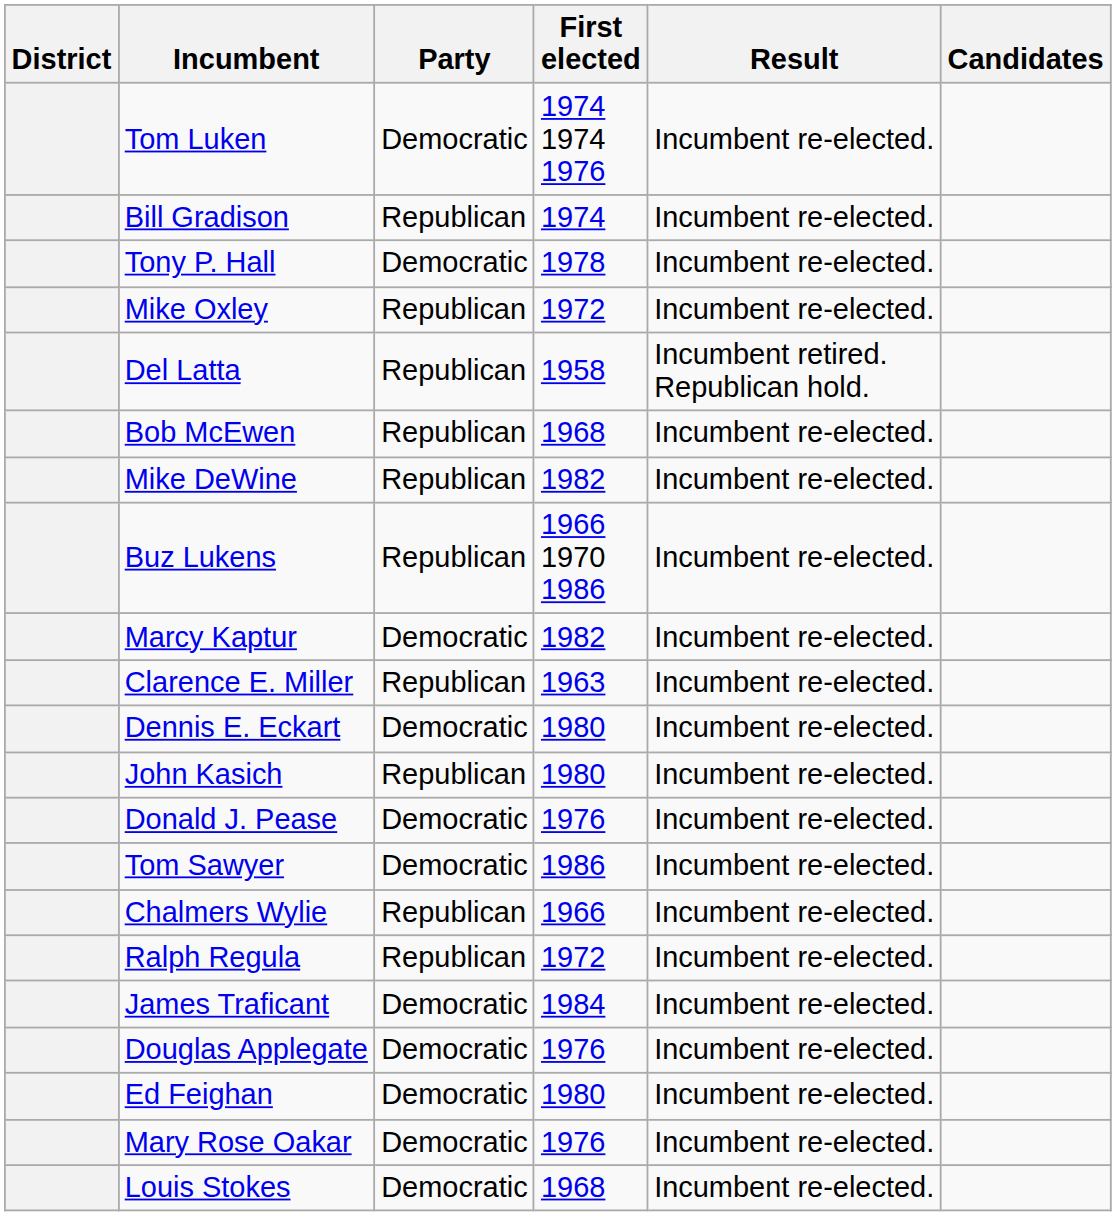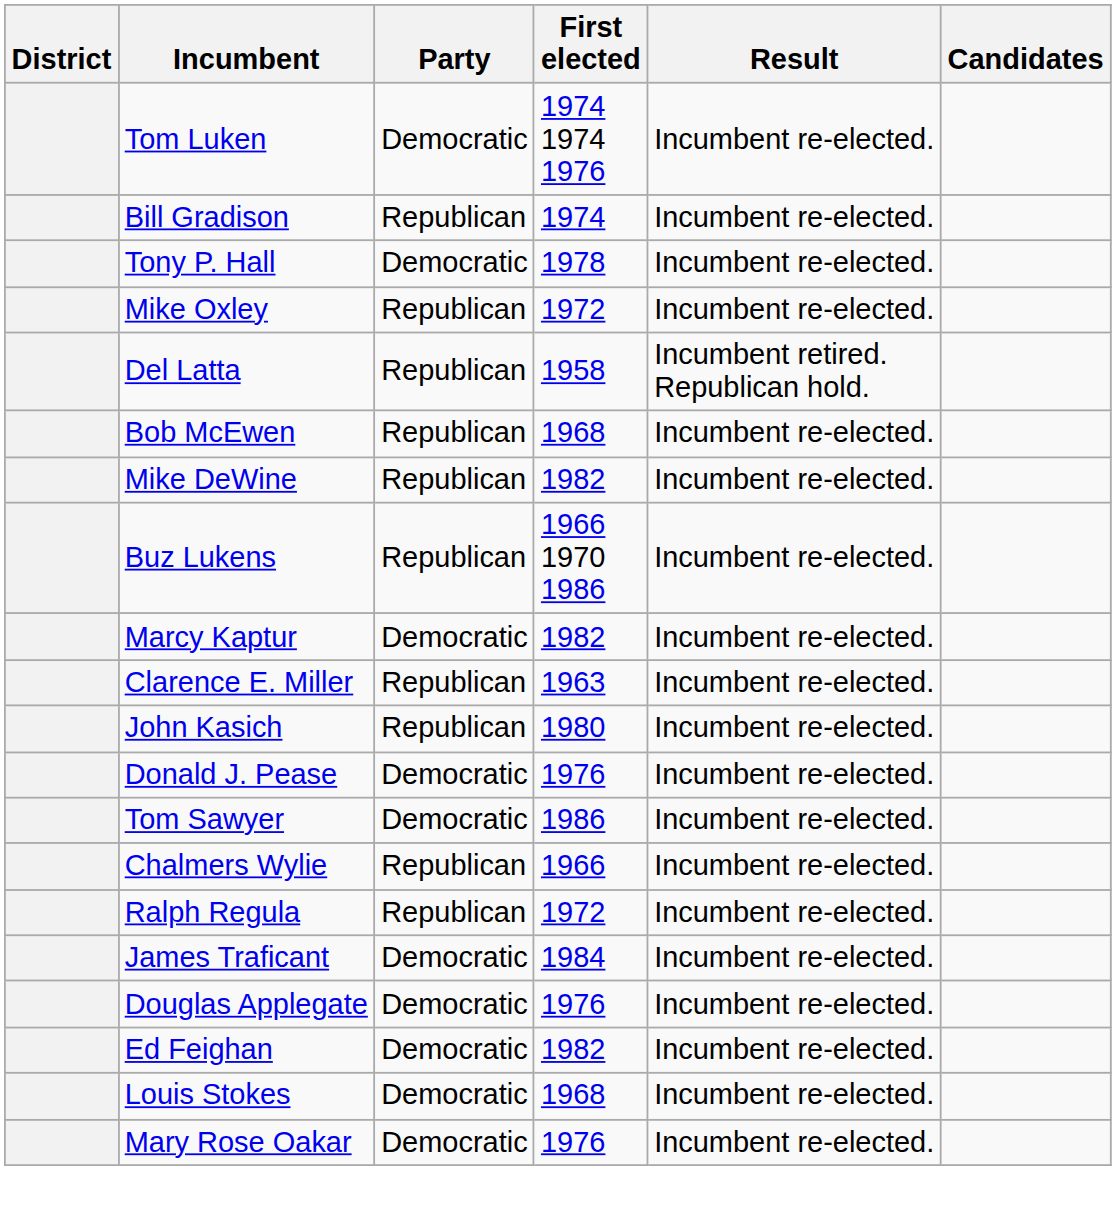- row: (233, 728)
(573, 1095) 1980 -> (573, 1049) 1982
rows swapped: (238, 1141) <-> (208, 1187)
